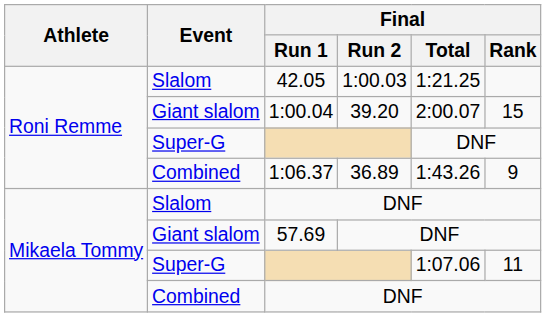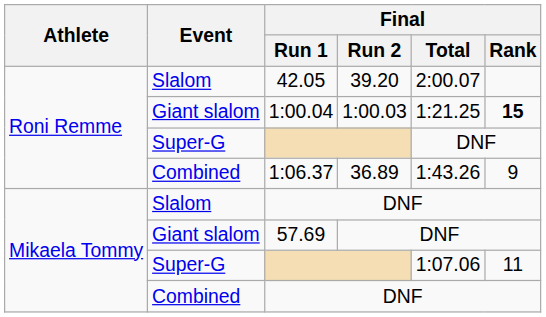(374, 81) 1:00.03 -> (374, 81) 39.20
(448, 81) 1:21.25 -> (448, 81) 2:00.07
(374, 111) 39.20 -> (374, 111) 1:00.03
(448, 111) 2:00.07 -> (448, 111) 1:21.25
(513, 111) normal -> (513, 111) bold
